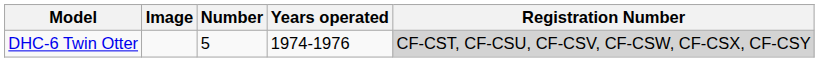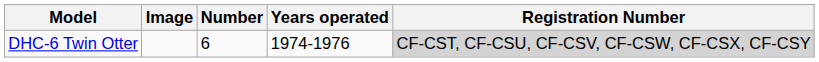(205, 43) 5 -> (205, 43) 6
